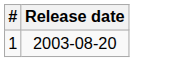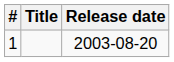+ column: (42, 17)
